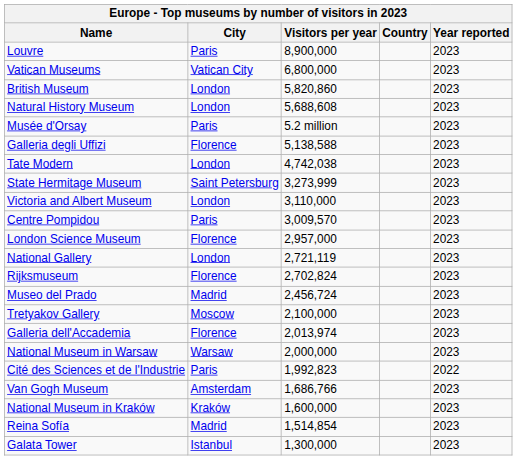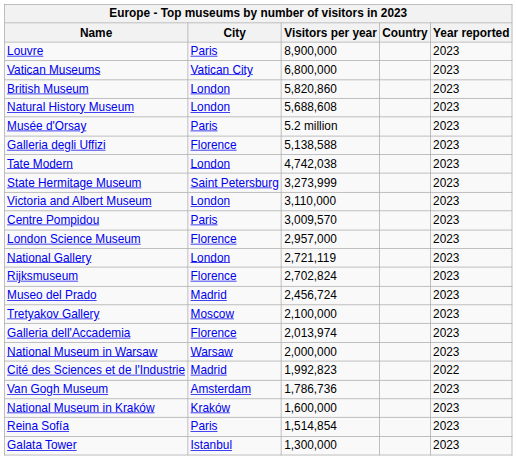(204, 370) Paris -> (209, 370) Madrid
(311, 389) 1,686,766 -> (311, 389) 1,786,736
(209, 426) Madrid -> (204, 426) Paris
